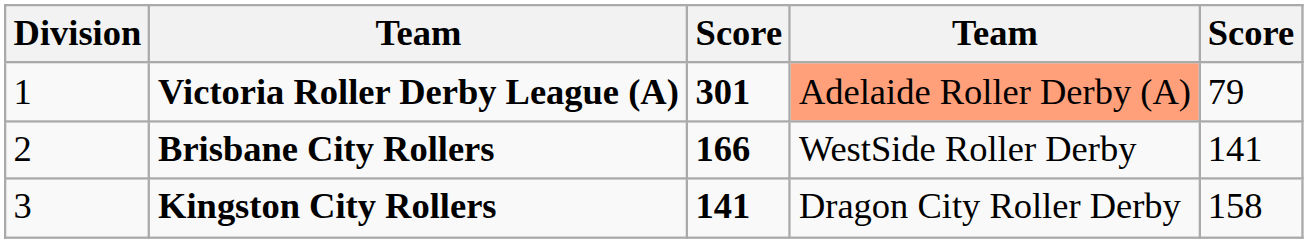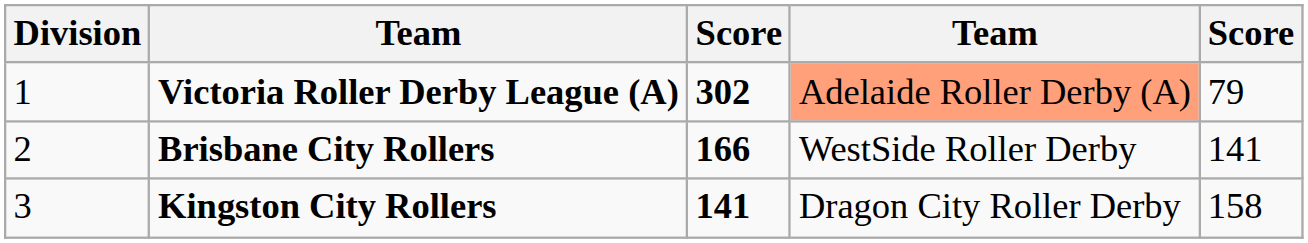(723, 91) 301 -> (723, 91) 302
